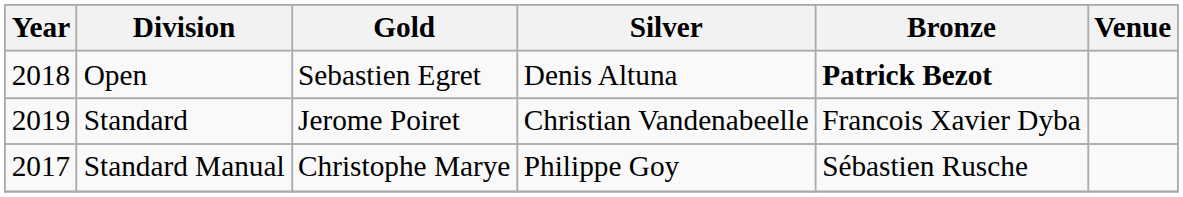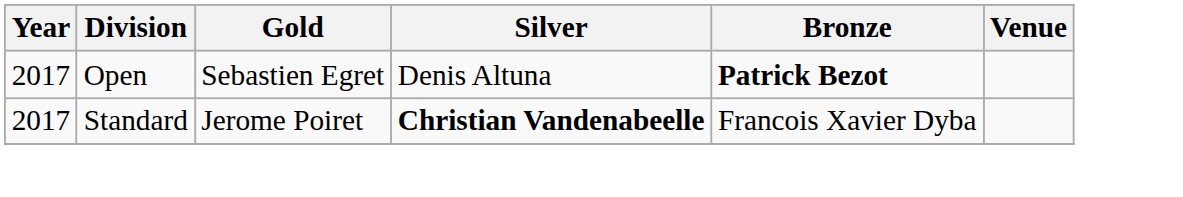(41, 74) 2018 -> (41, 74) 2017
(41, 120) 2019 -> (41, 120) 2017
(666, 120) normal -> (551, 120) bold
- row: (184, 167)
